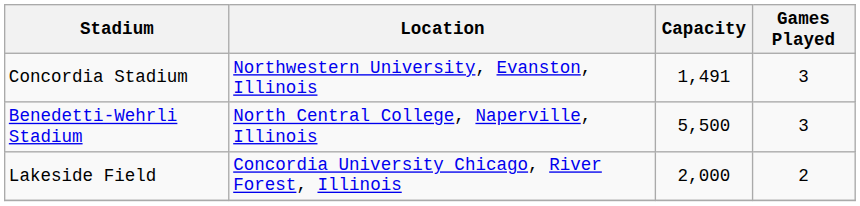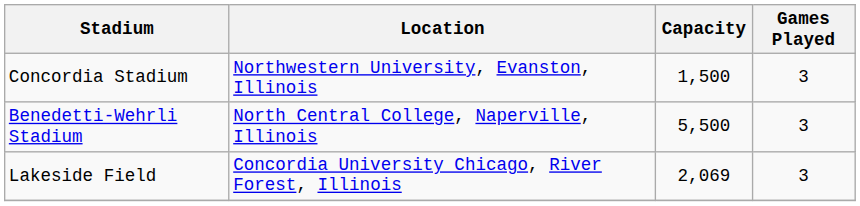(704, 78) 1,491 -> (704, 78) 1,500
(704, 176) 2,000 -> (704, 176) 2,069
(803, 176) 2 -> (803, 176) 3
